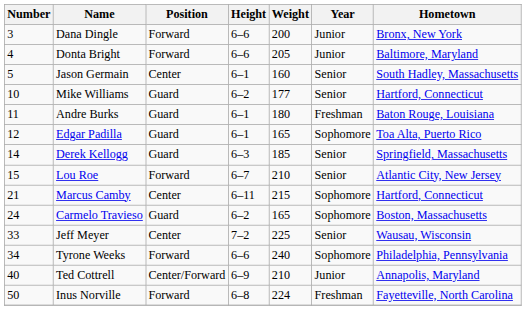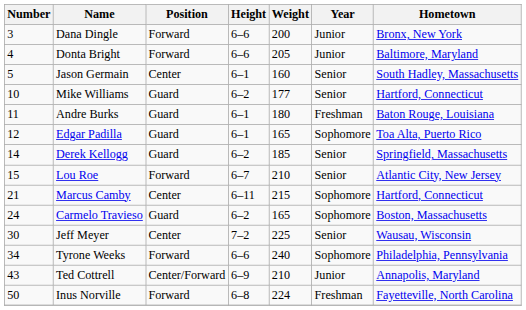(240, 155) 6–3 -> (240, 155) 6–2
(13, 235) 33 -> (13, 235) 30
(13, 275) 40 -> (13, 275) 43
